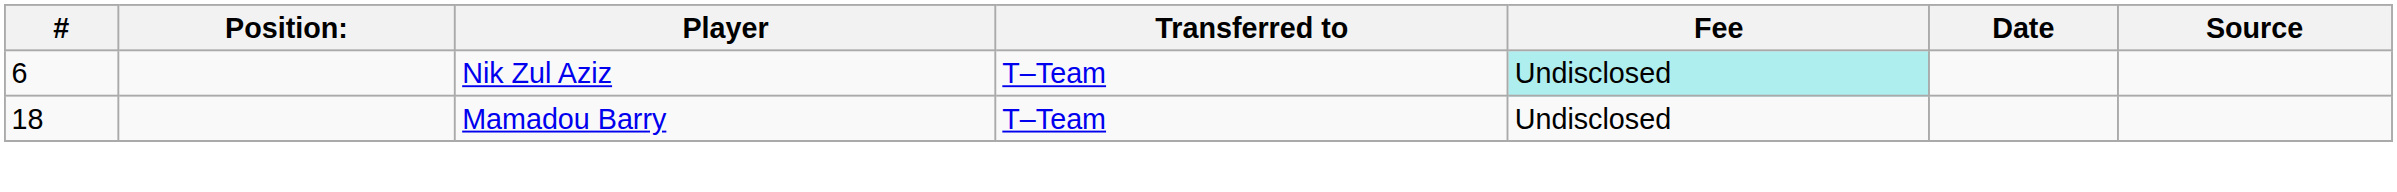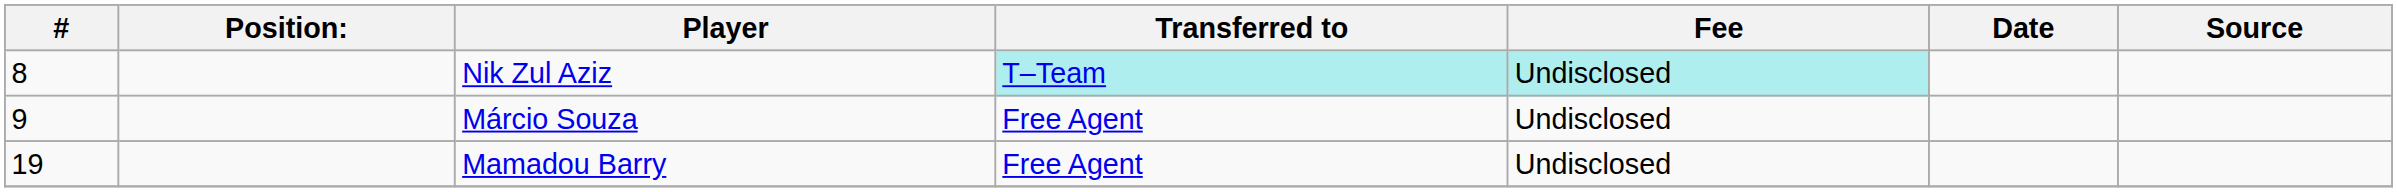(20, 73) 6 -> (20, 73) 8
(1054, 73) no background -> (1054, 73) paleturquoise background
+ row: (550, 119)
(28, 119) 18 -> (28, 164) 19
(1054, 119) T–Team -> (1073, 164) Free Agent
